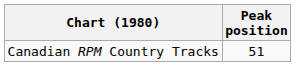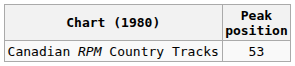(256, 51) 51 -> (256, 51) 53
